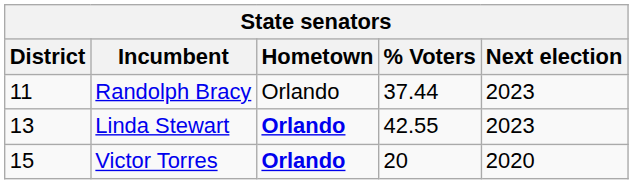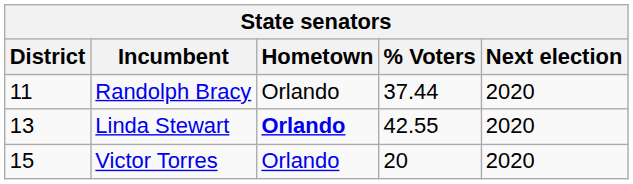(510, 91) 2023 -> (510, 91) 2020
(510, 126) 2023 -> (510, 126) 2020
(303, 160) bold -> (300, 160) normal
